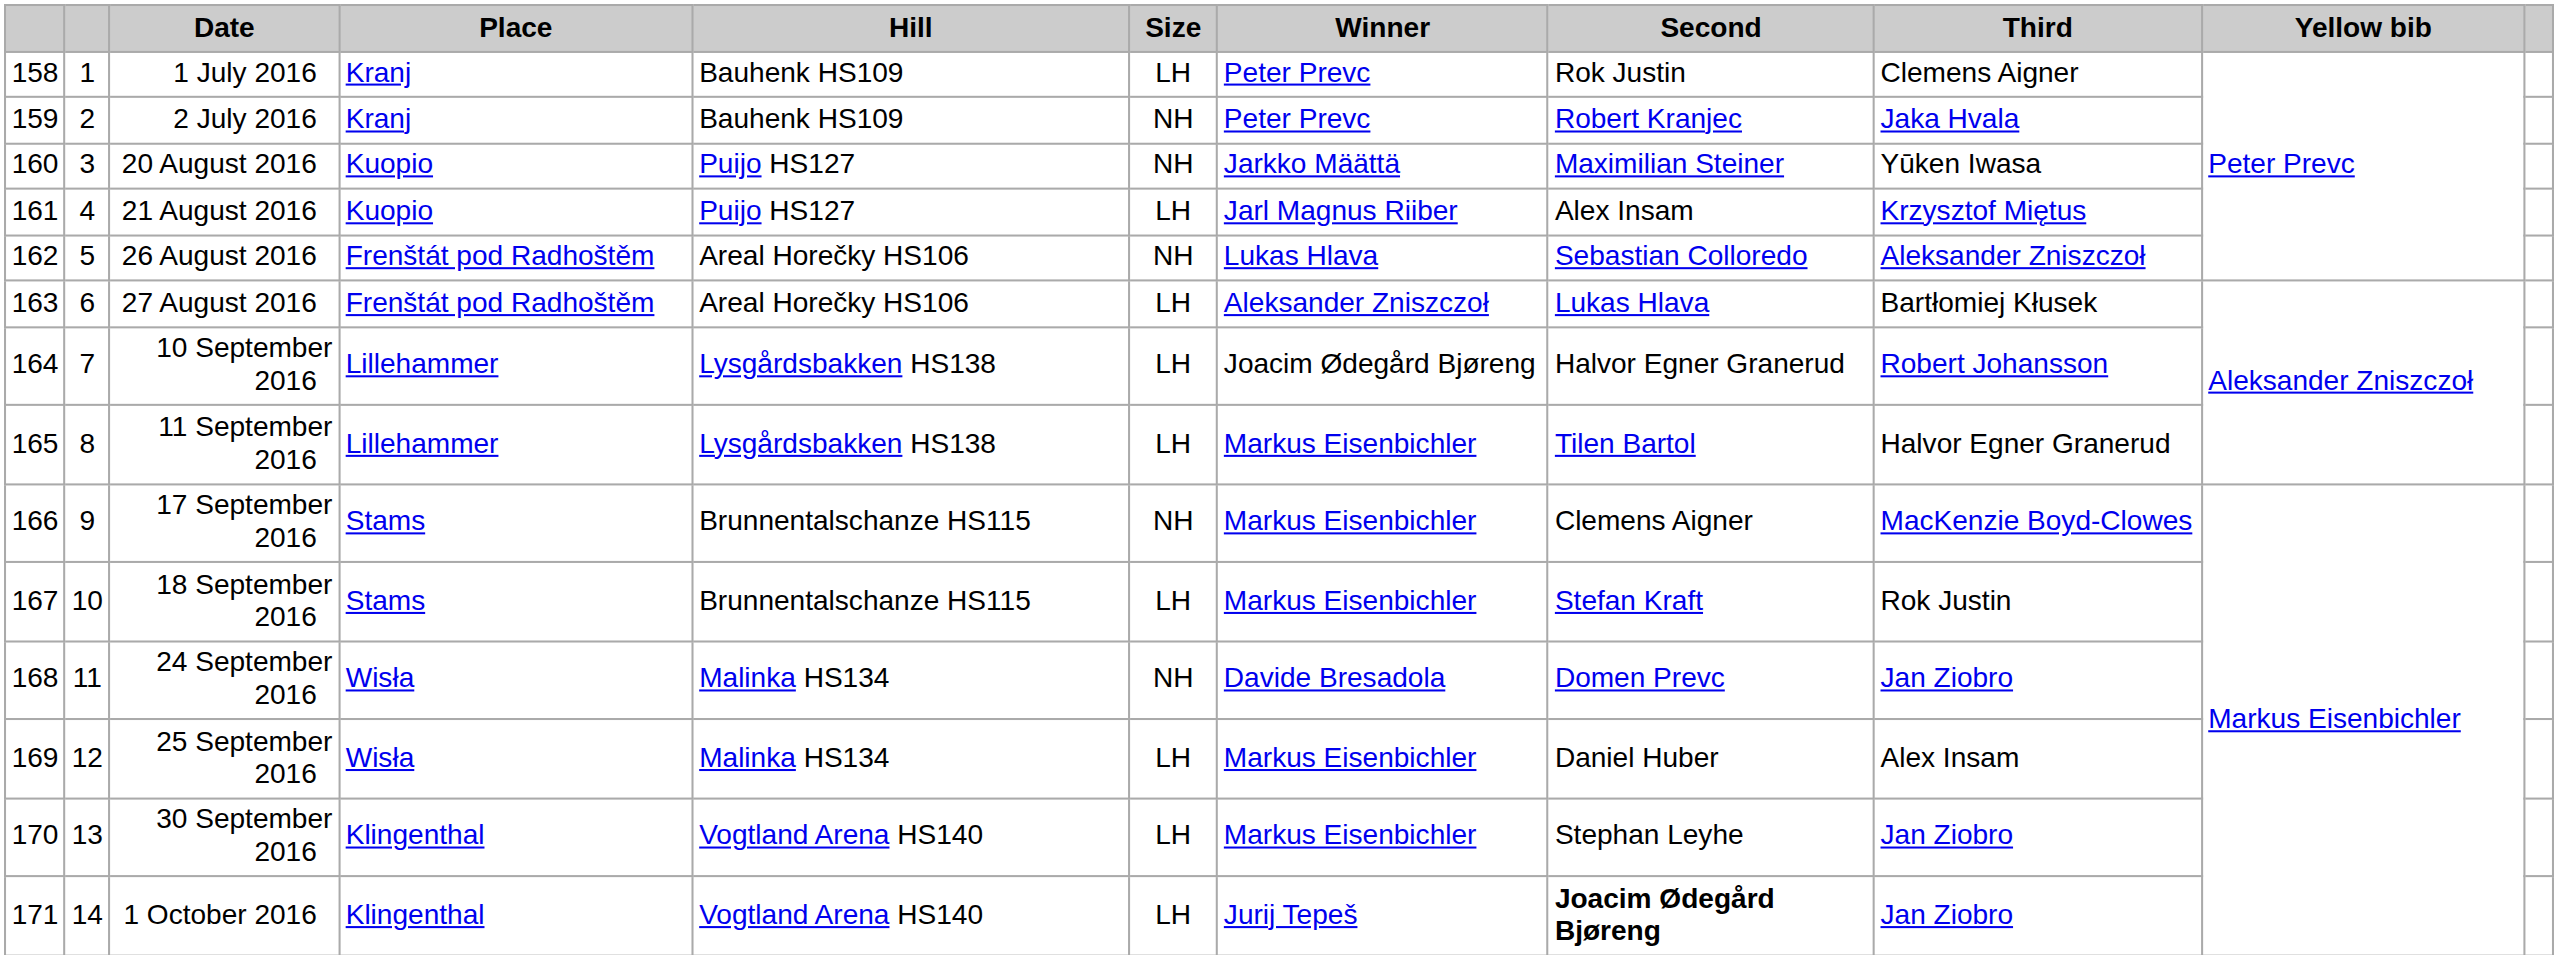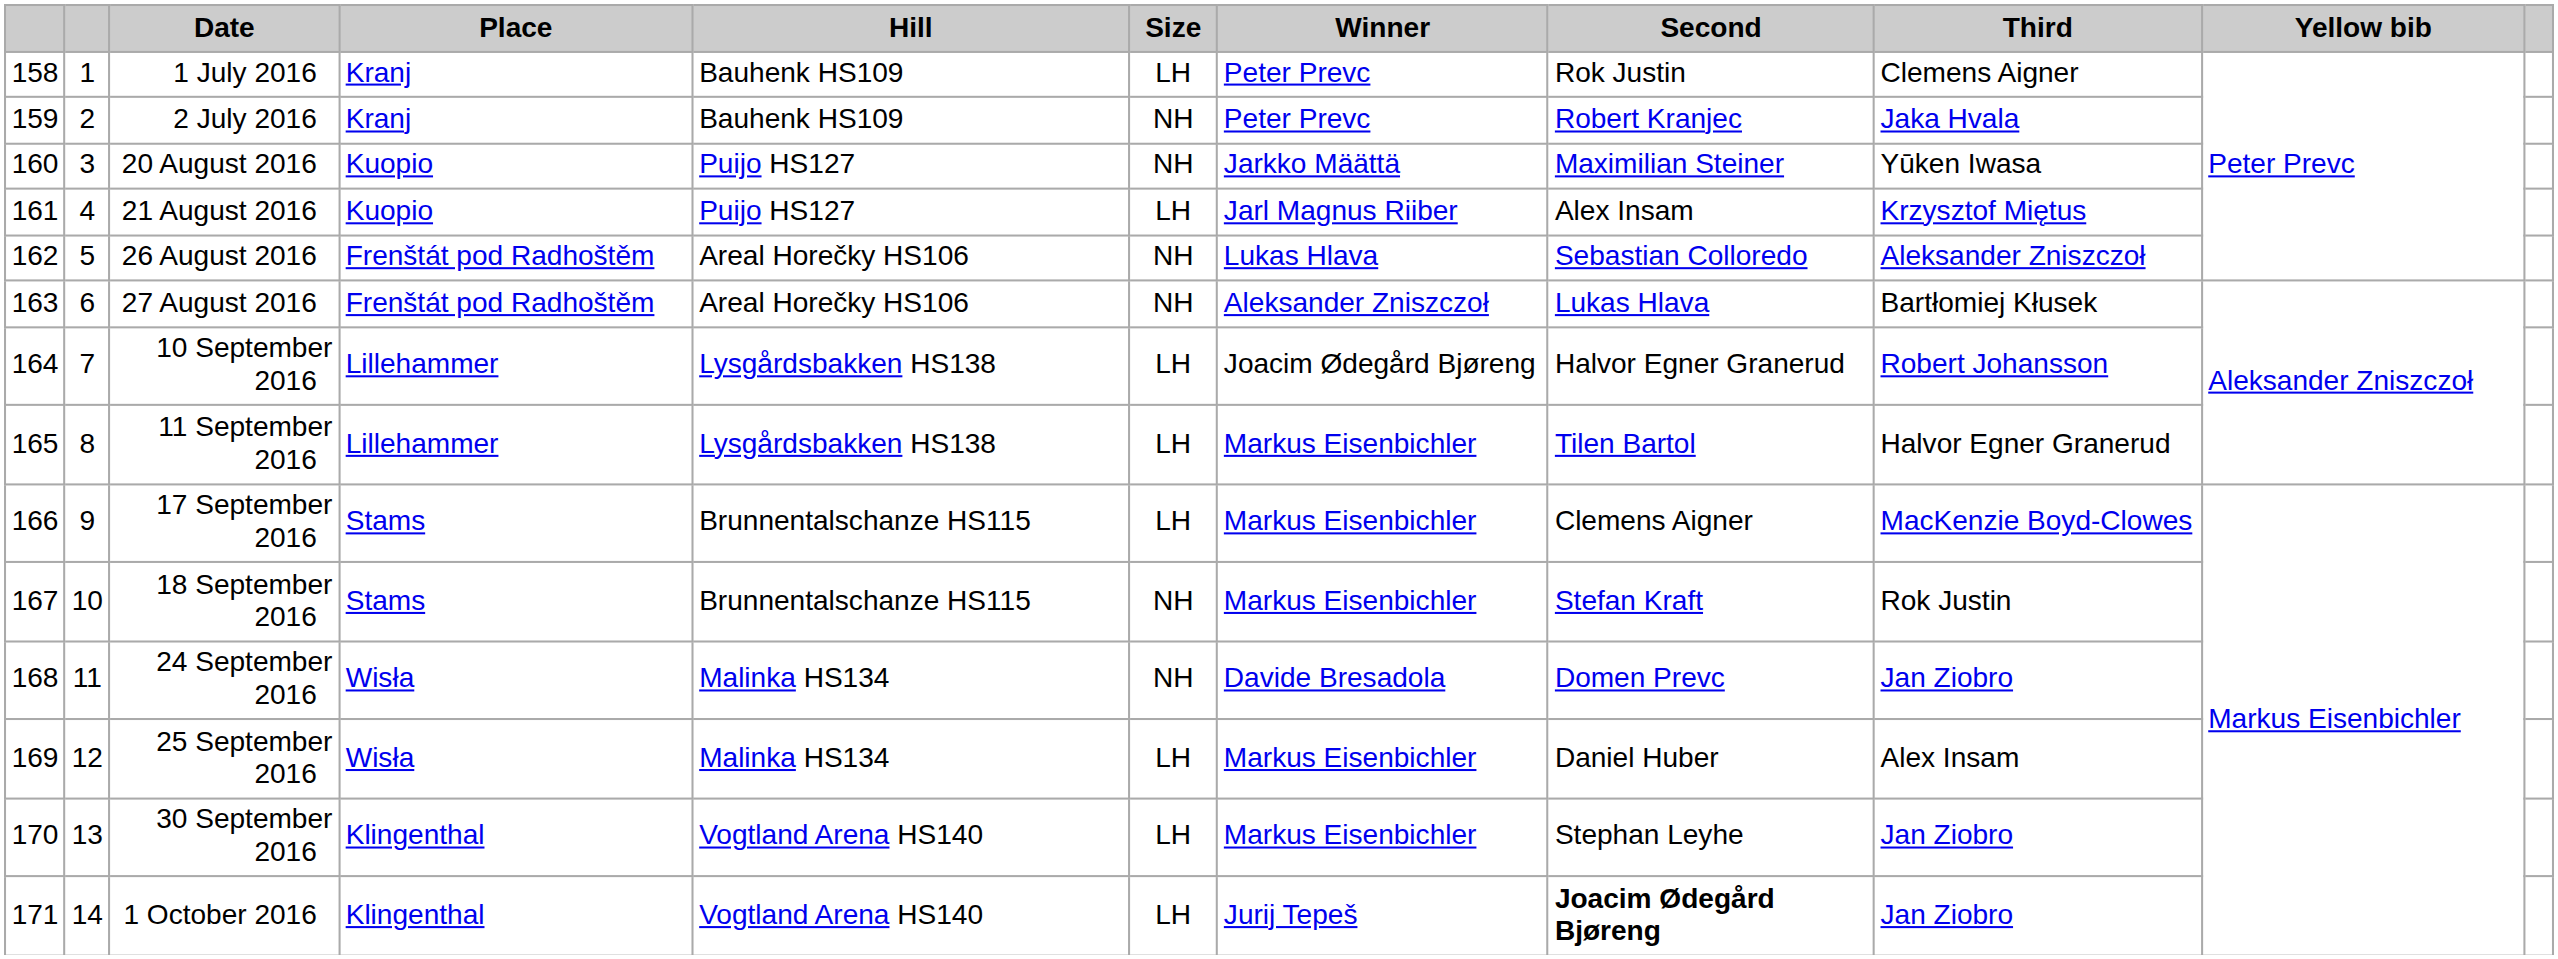(1173, 302) LH -> (1173, 302) NH
(1173, 521) NH -> (1173, 521) LH
(1173, 600) LH -> (1173, 600) NH
